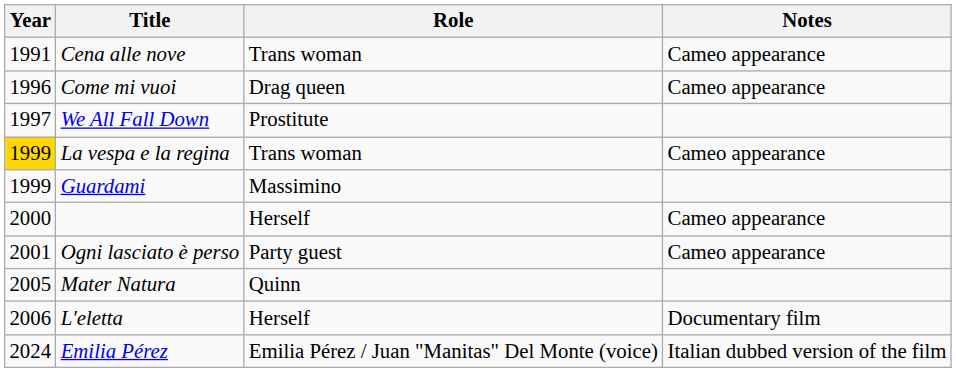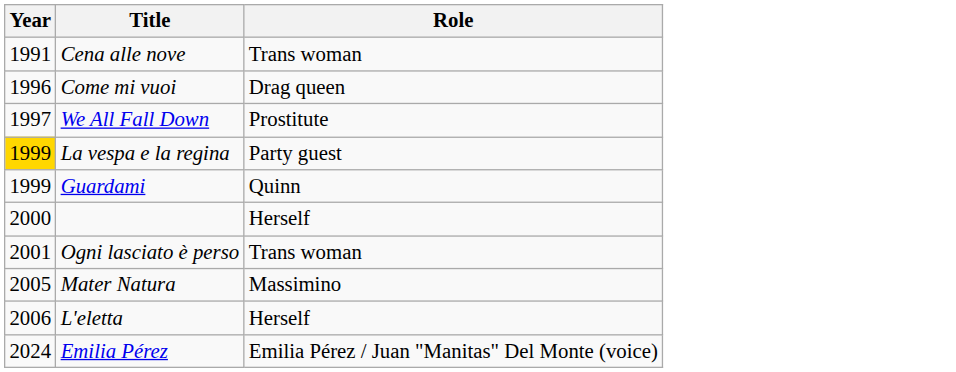- column: (807, 20)
(305, 152) Trans woman -> (295, 152) Party guest
(295, 185) Massimino -> (275, 185) Quinn
(295, 251) Party guest -> (305, 251) Trans woman
(275, 284) Quinn -> (295, 284) Massimino
